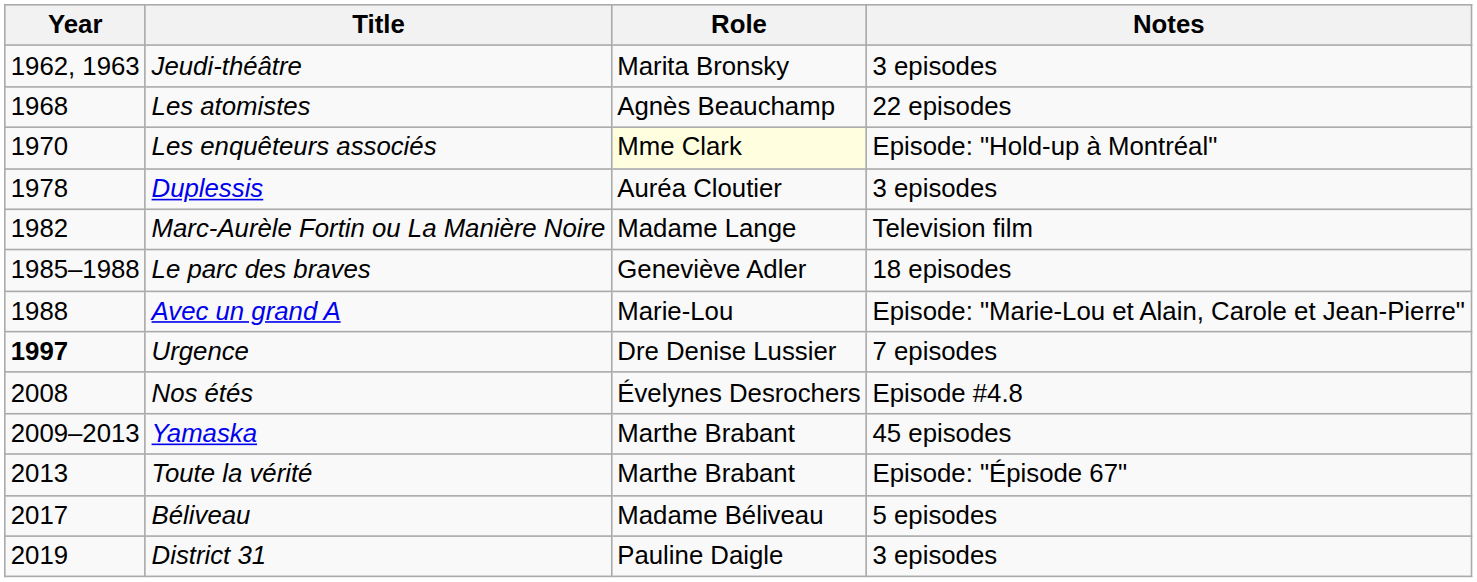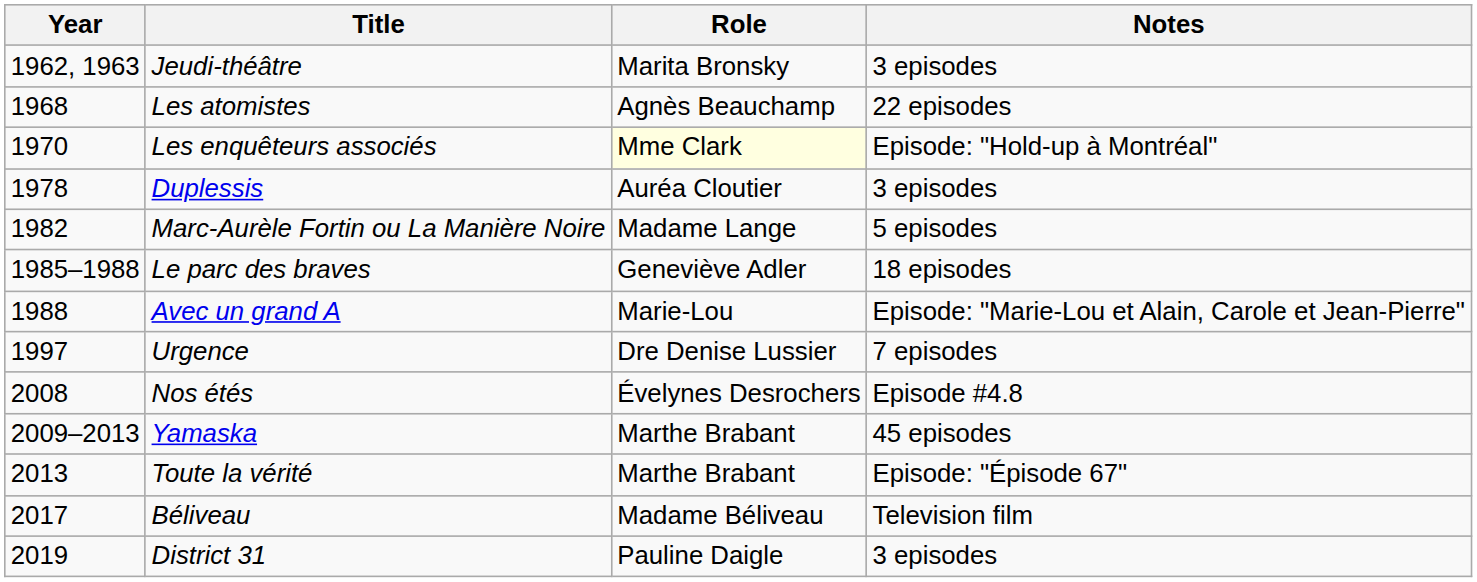(953, 229) Television film -> (935, 229) 5 episodes
(39, 351) bold -> (39, 351) normal
(935, 515) 5 episodes -> (953, 515) Television film
